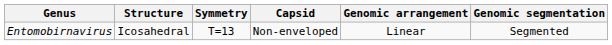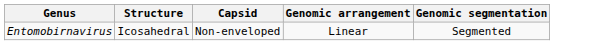- column: (221, 13)
